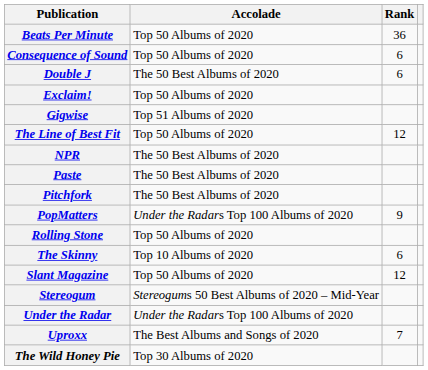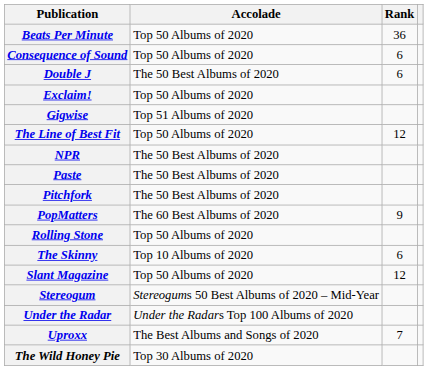(243, 214) Under the Radars Top 100 Albums of 2020 -> (206, 214) The 60 Best Albums of 2020
